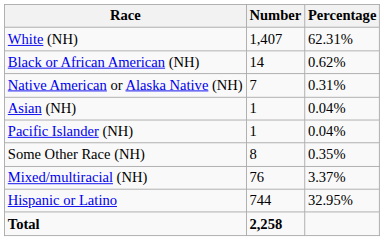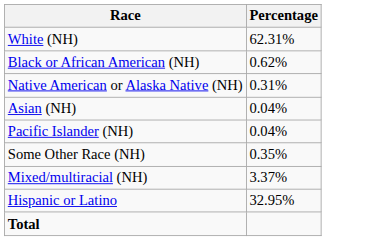- column: (275, 16)
